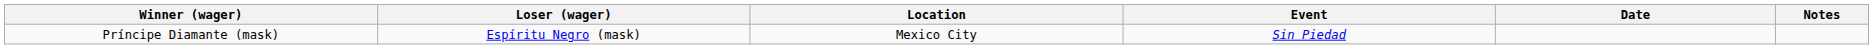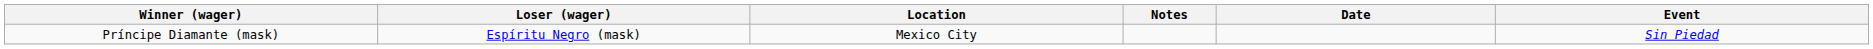columns swapped: (1309, 14) <-> (1822, 14)
